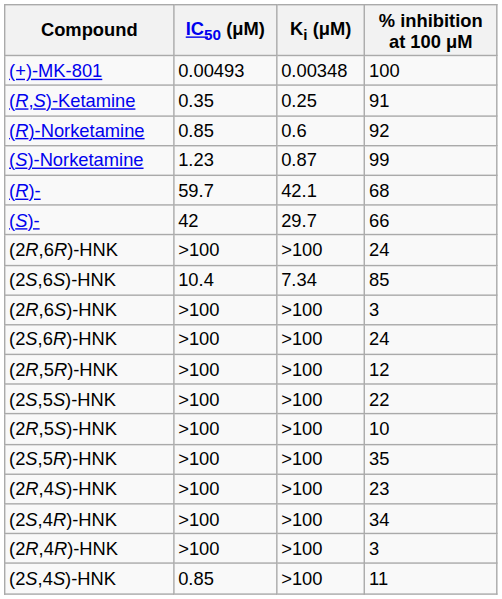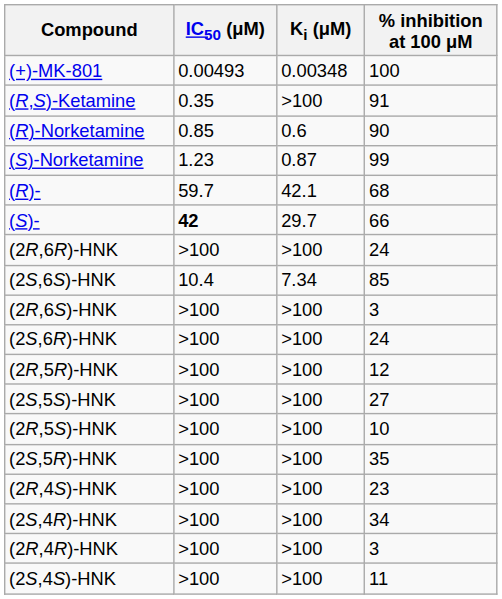(299, 101) 0.25 -> (302, 101) >100
(379, 130) 92 -> (379, 130) 90
(188, 220) normal -> (188, 220) bold
(379, 399) 22 -> (379, 399) 27
(196, 579) 0.85 -> (199, 579) >100
